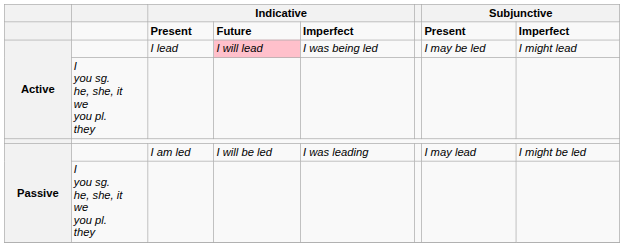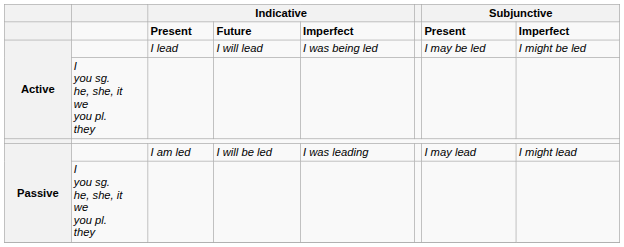(240, 48) pink background -> (240, 48) no background
(548, 48) I might lead -> (552, 48) I might be led
(552, 152) I might be led -> (548, 152) I might lead
